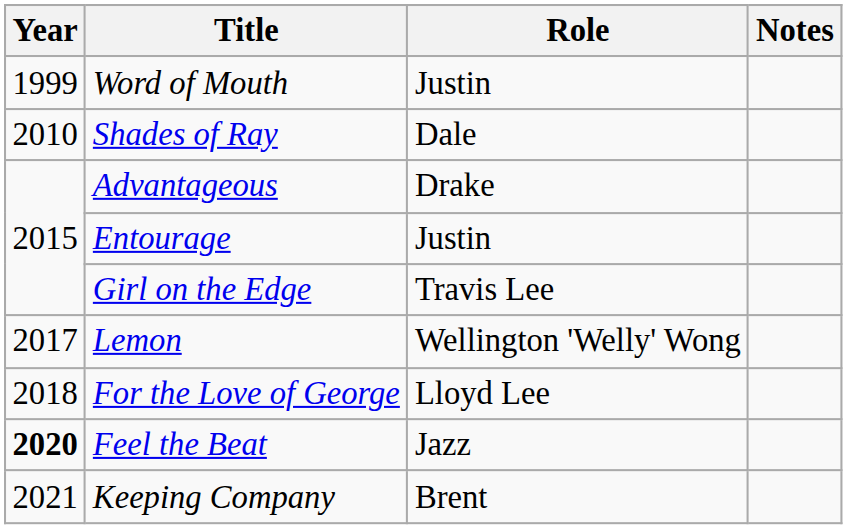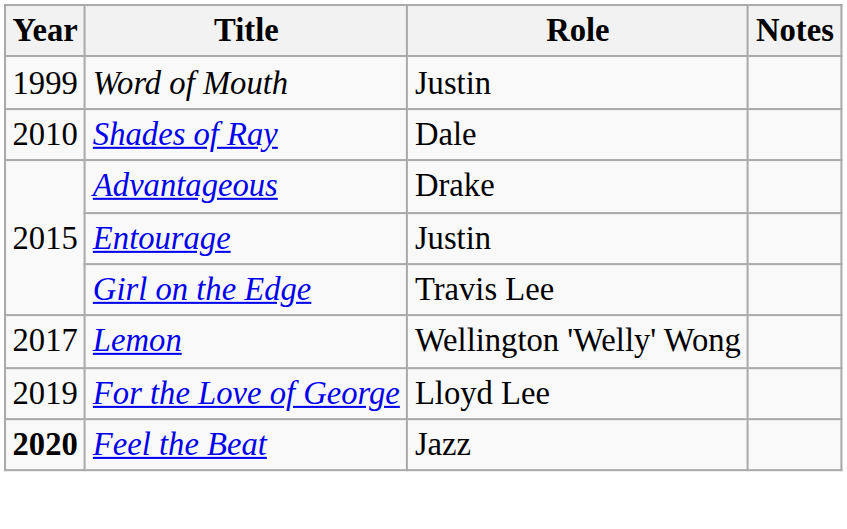(45, 392) 2018 -> (45, 392) 2019
- row: (214, 496)
